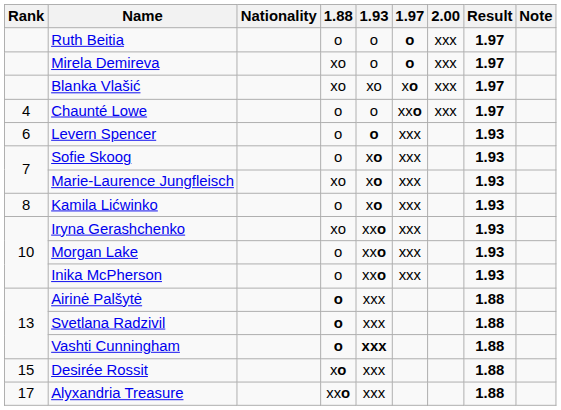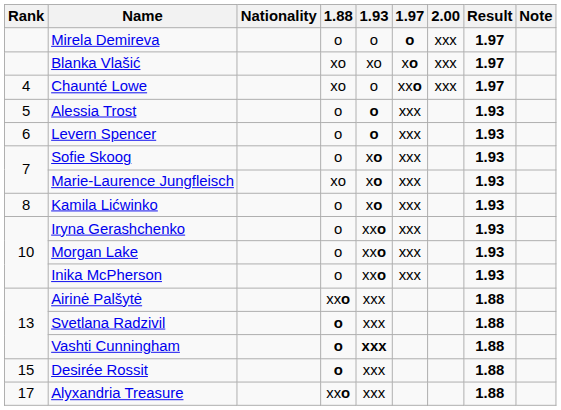- row: (88, 39)
(338, 63) xo -> (338, 39) o
(338, 110) o -> (338, 87) xo
+ row: (94, 110)
(338, 228) xo -> (338, 228) o
(338, 299) o -> (338, 299) xxo
(338, 370) xo -> (338, 370) o
